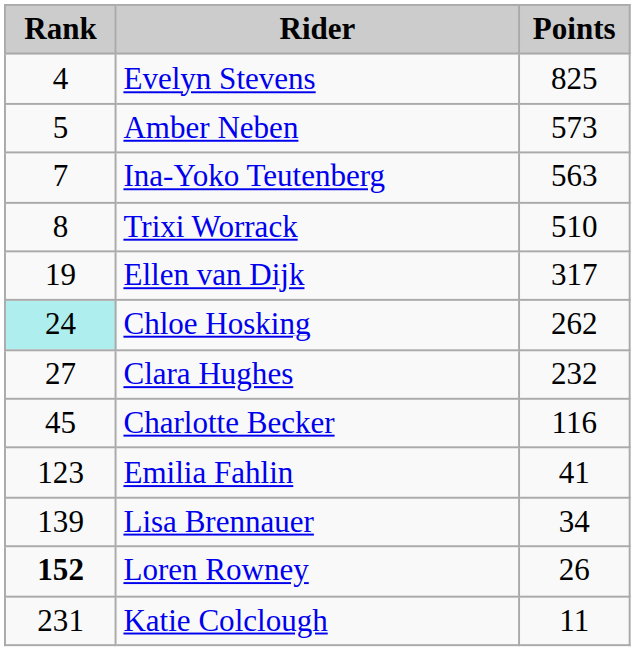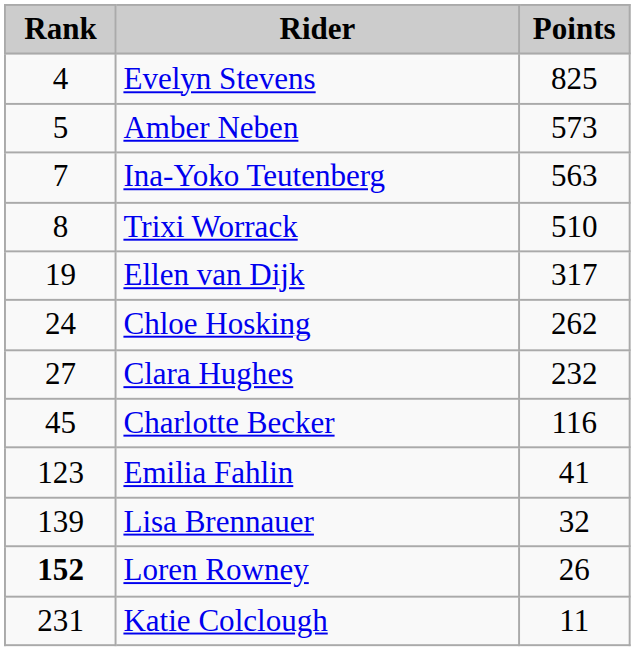(61, 324) paleturquoise background -> (61, 324) no background
(574, 521) 34 -> (574, 521) 32
